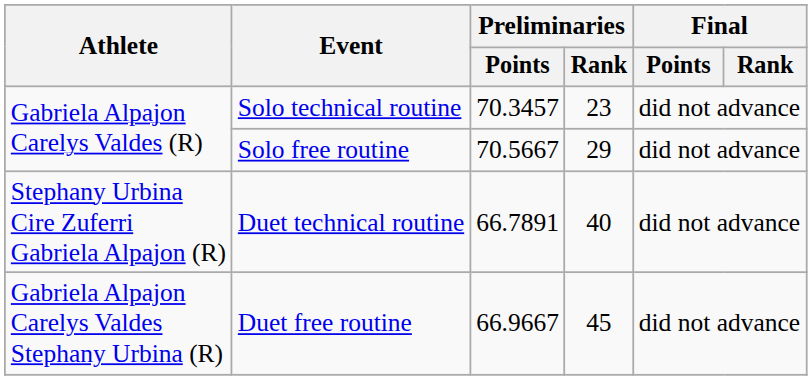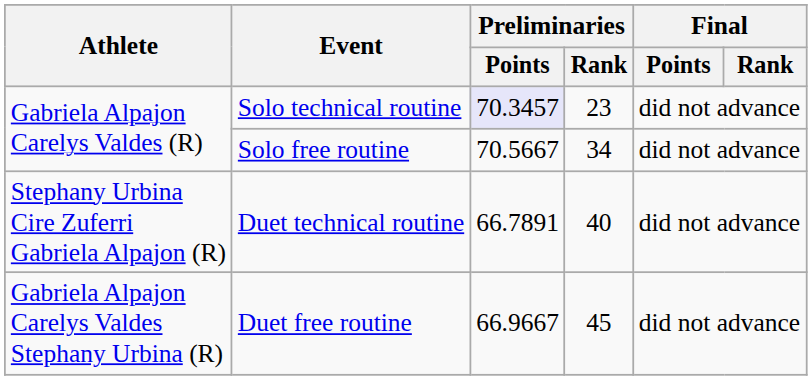(518, 107) no background -> (518, 107) lavender background
(599, 149) 29 -> (599, 149) 34
